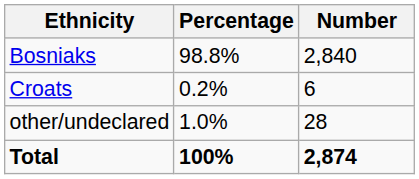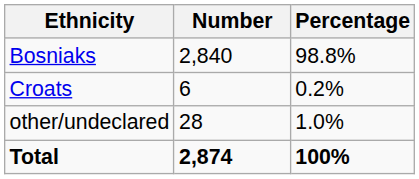columns swapped: (357, 21) <-> (236, 21)
